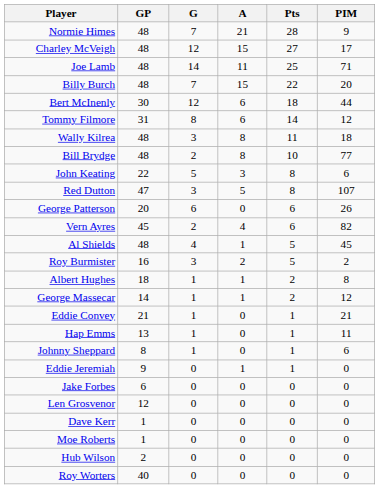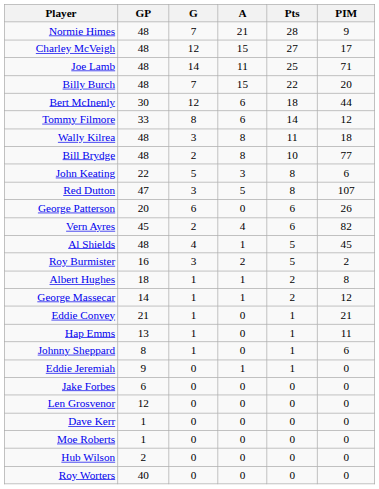(143, 119) 31 -> (143, 119) 33
